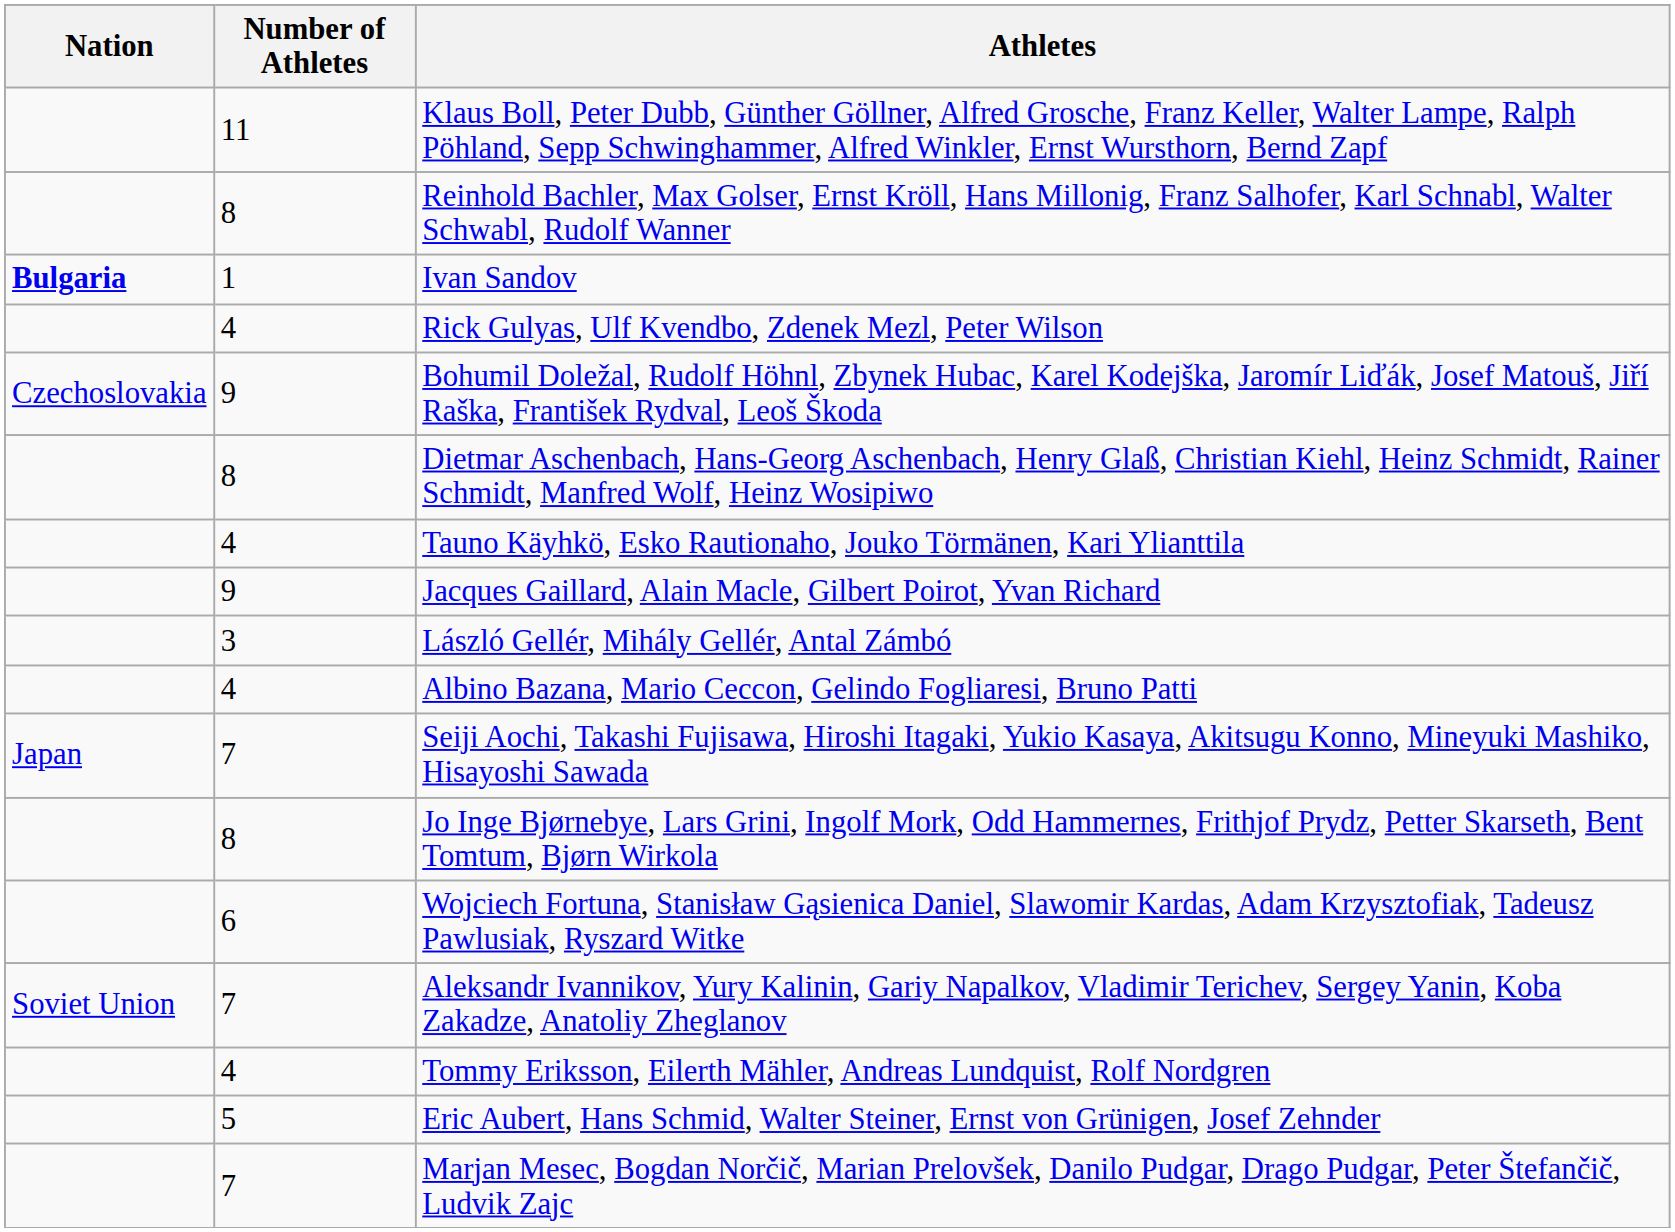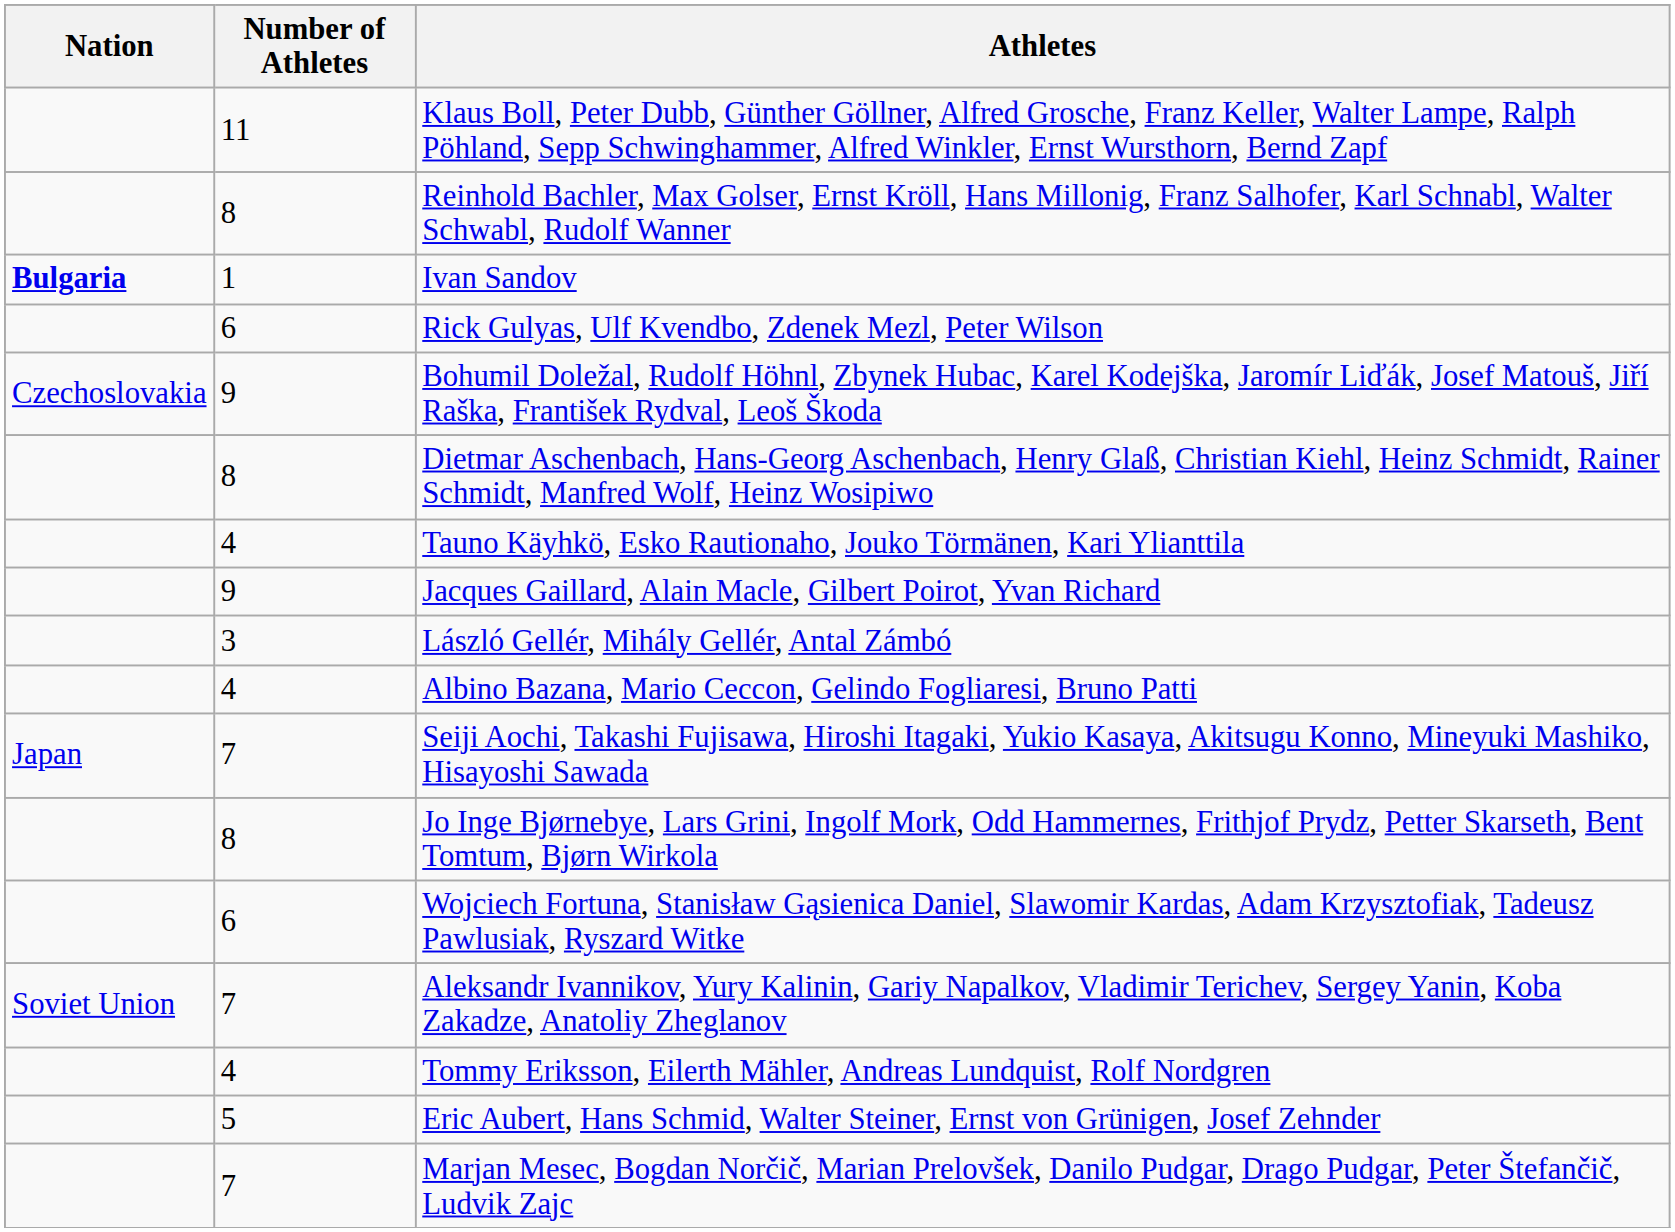(228, 327) 4 -> (228, 327) 6
